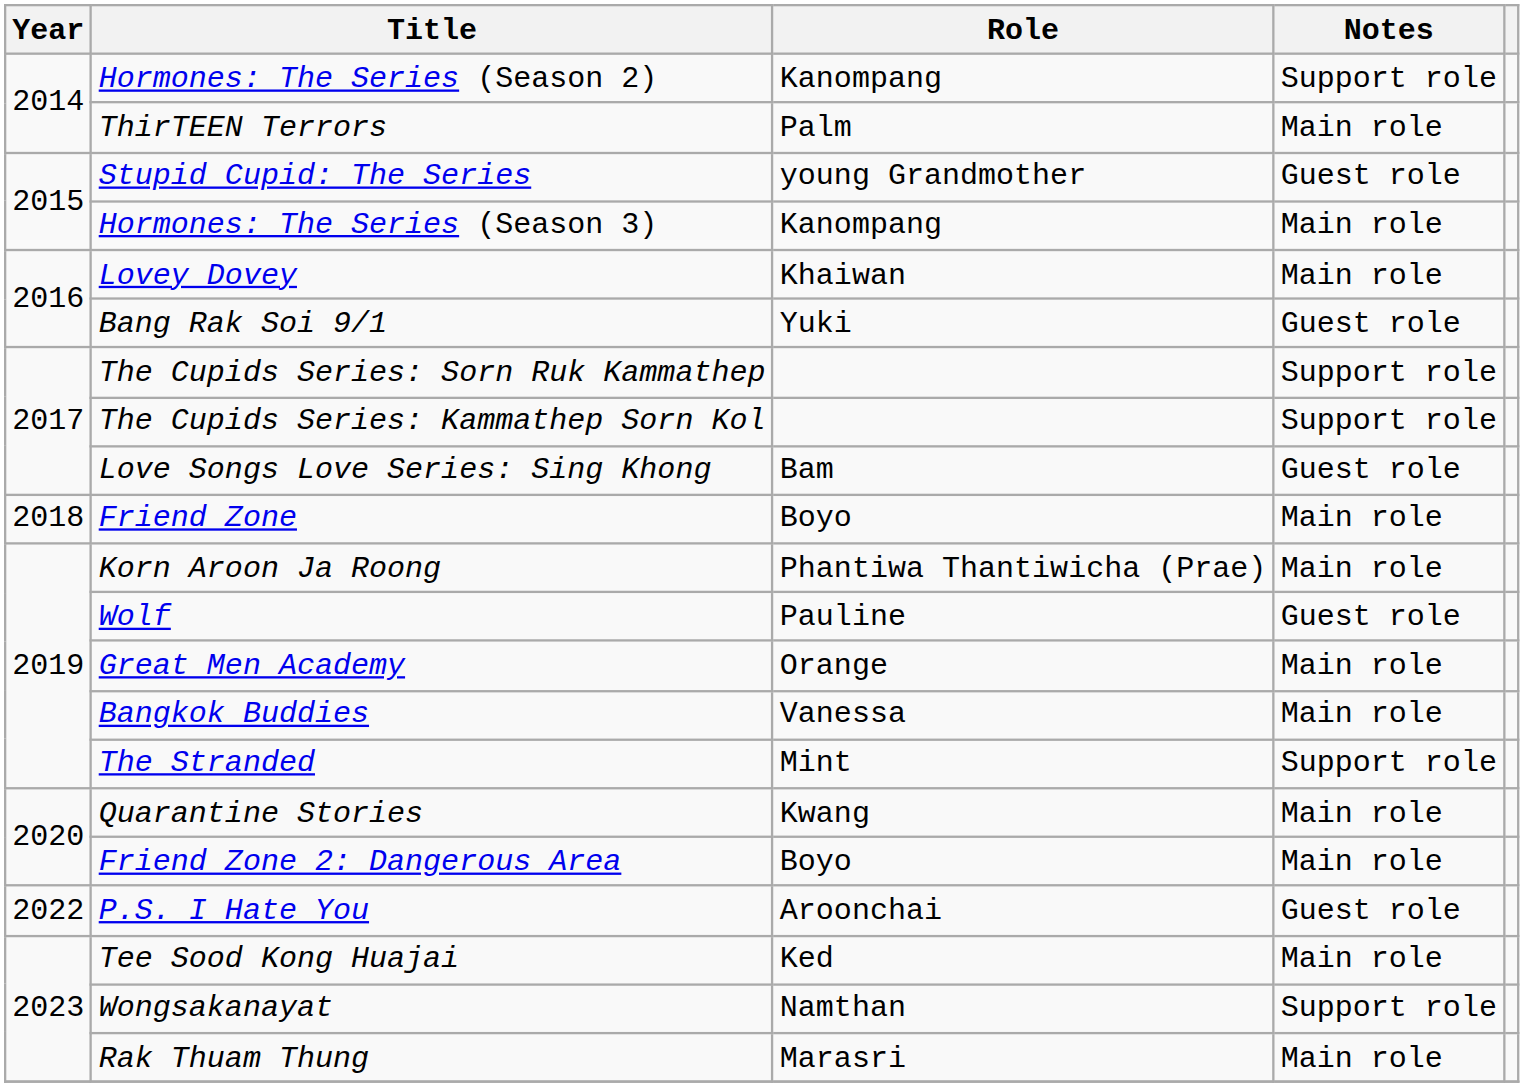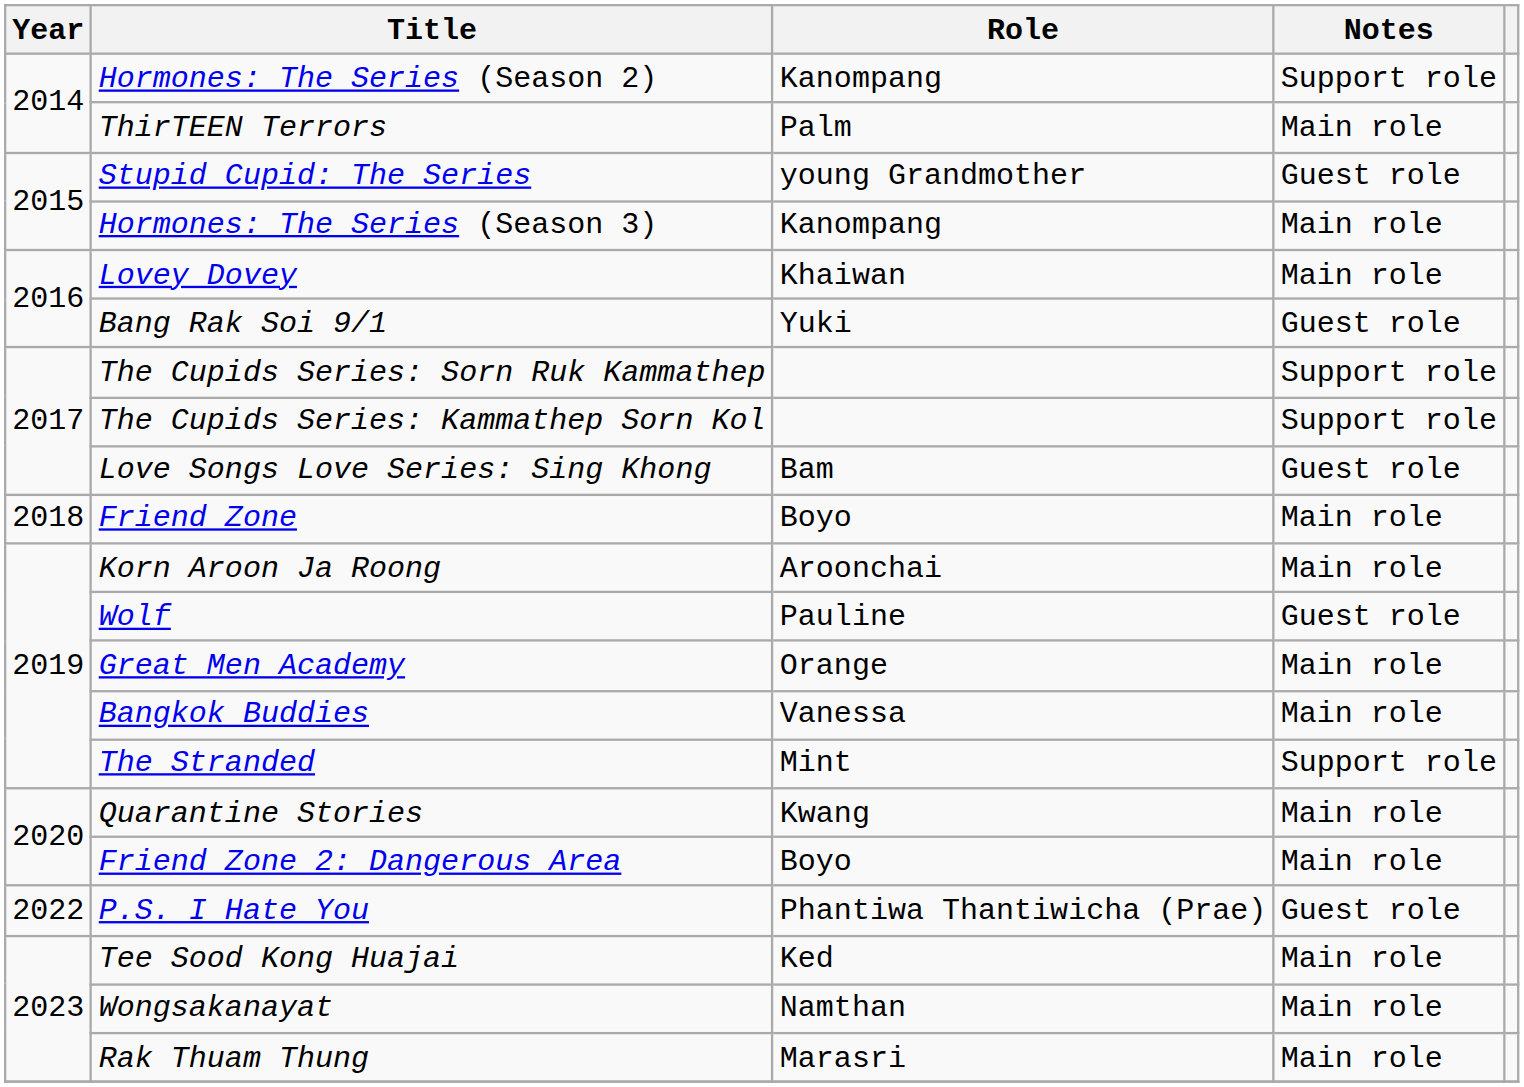(1023, 568) Phantiwa Thantiwicha (Prae) -> (861, 568) Aroonchai
(861, 911) Aroonchai -> (1023, 911) Phantiwa Thantiwicha (Prae)
(1389, 1008) Support role -> (1362, 1008) Main role
